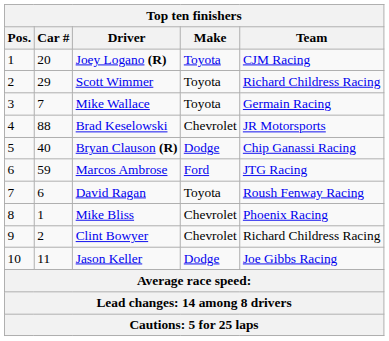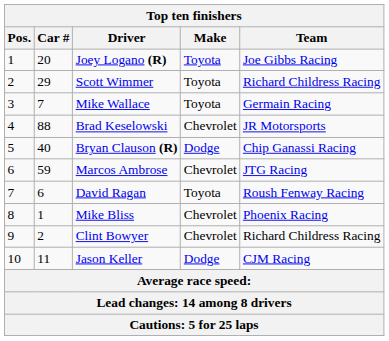(277, 60) CJM Racing -> (290, 60) Joe Gibbs Racing
(196, 170) Ford -> (210, 170) Chevrolet
(290, 258) Joe Gibbs Racing -> (277, 258) CJM Racing
